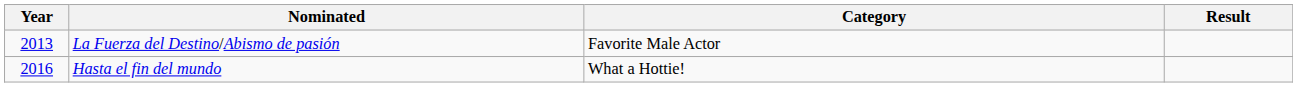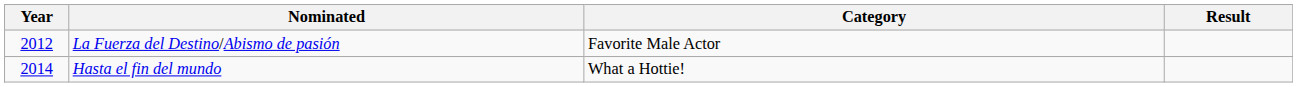(37, 43) 2013 -> (37, 43) 2012
(37, 69) 2016 -> (37, 69) 2014
